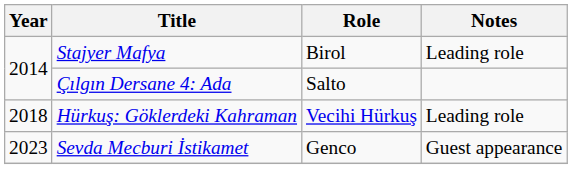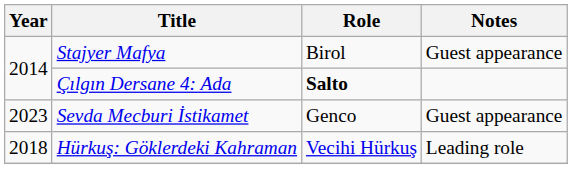(475, 52) Leading role -> (494, 52) Guest appearance
(326, 84) normal -> (327, 84) bold
rows swapped: (177, 116) <-> (153, 147)
